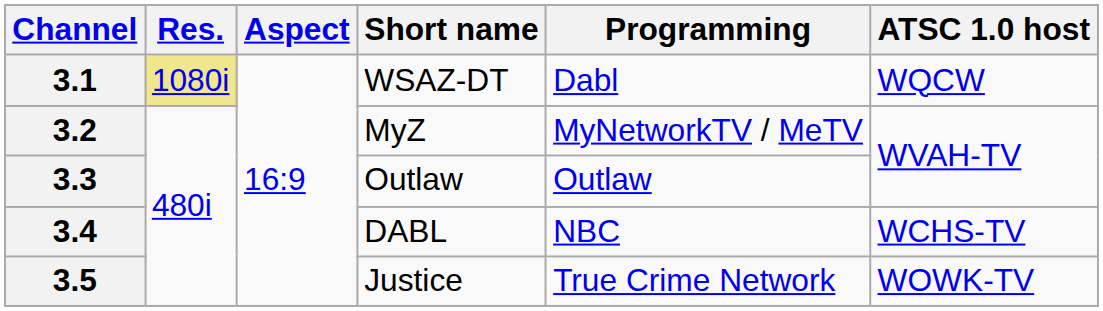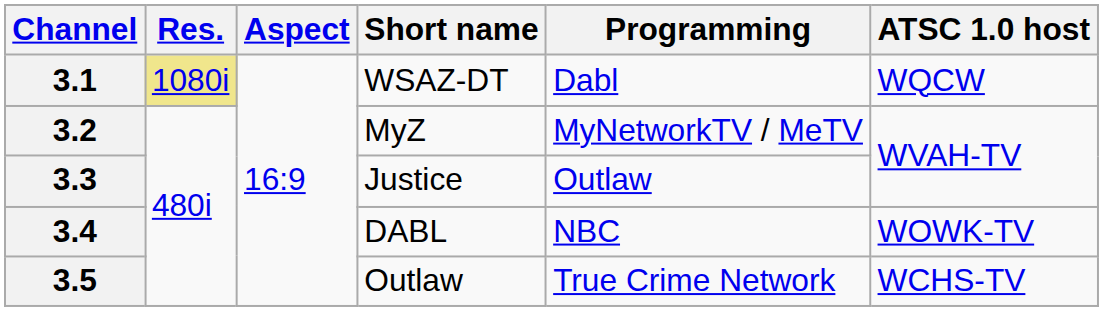(414, 180) Outlaw -> (414, 180) Justice
(951, 230) WCHS-TV -> (956, 230) WOWK-TV
(414, 280) Justice -> (414, 280) Outlaw
(956, 280) WOWK-TV -> (951, 280) WCHS-TV
